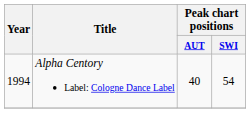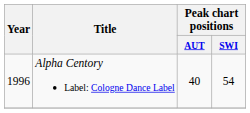(19, 81) 1994 -> (19, 81) 1996
